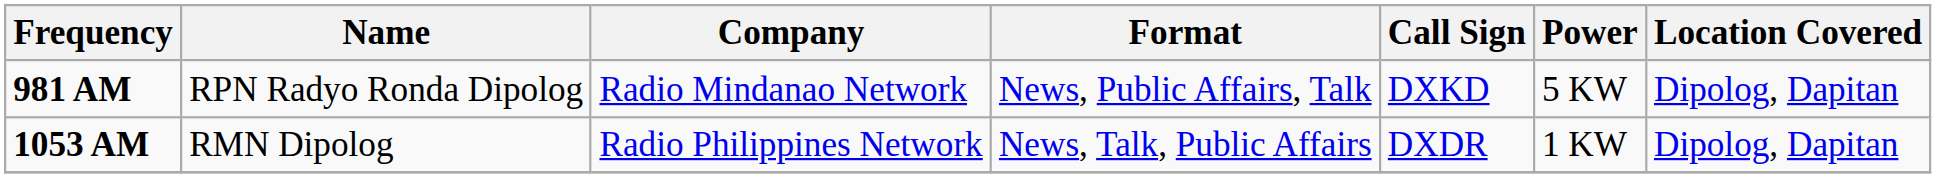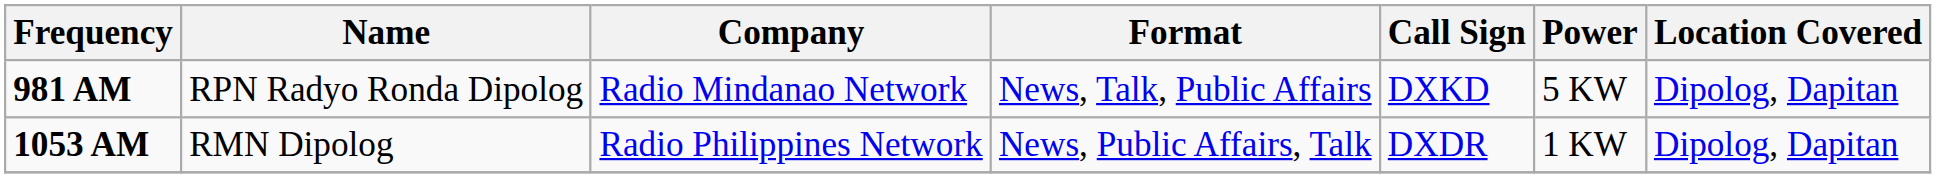(1185, 88) News, Public Affairs, Talk -> (1185, 88) News, Talk, Public Affairs
(1185, 144) News, Talk, Public Affairs -> (1185, 144) News, Public Affairs, Talk
